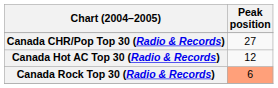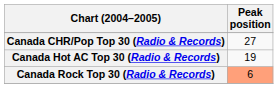(250, 58) 12 -> (250, 58) 19
